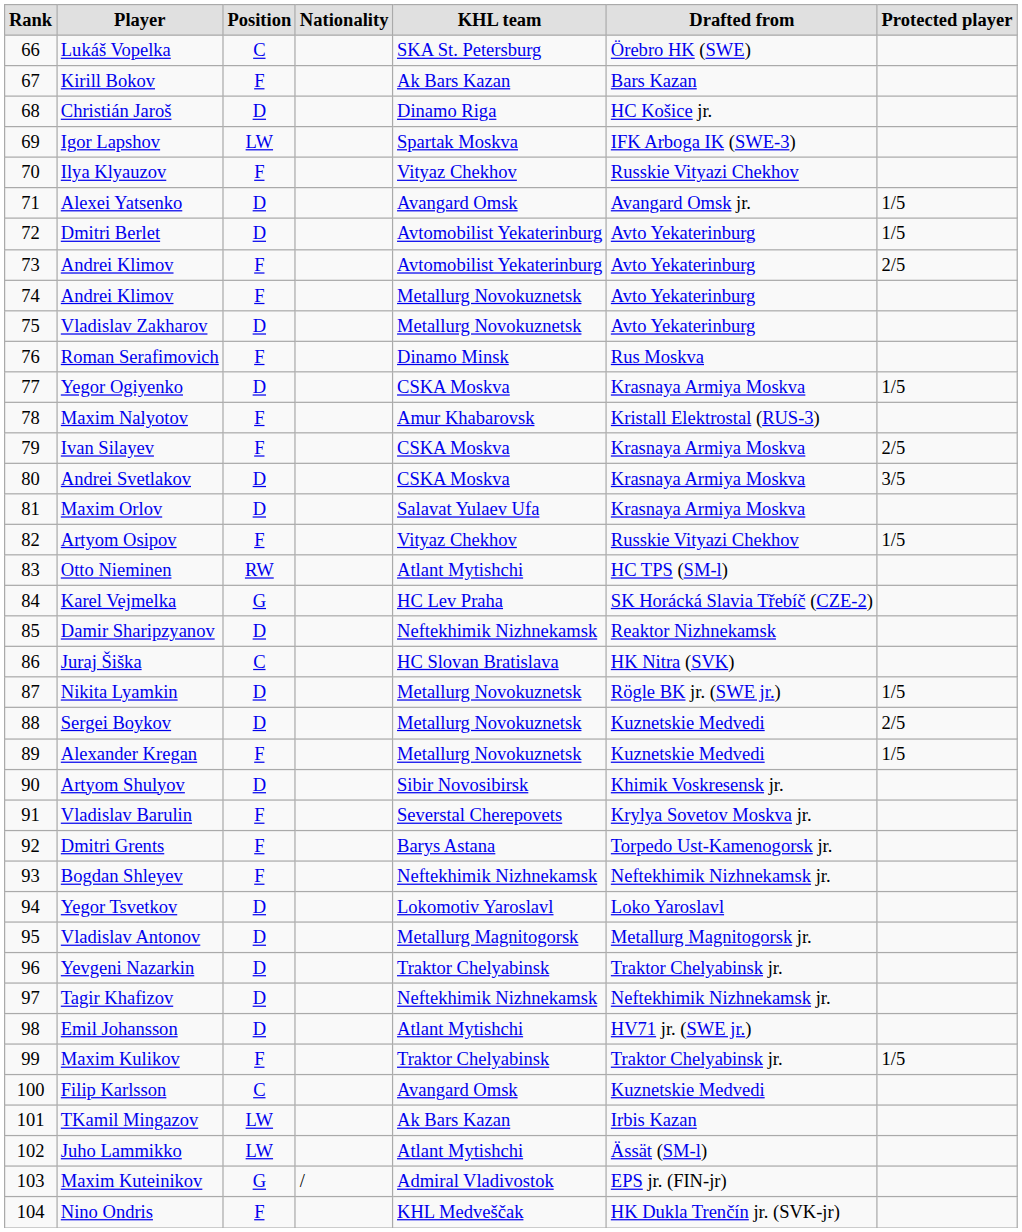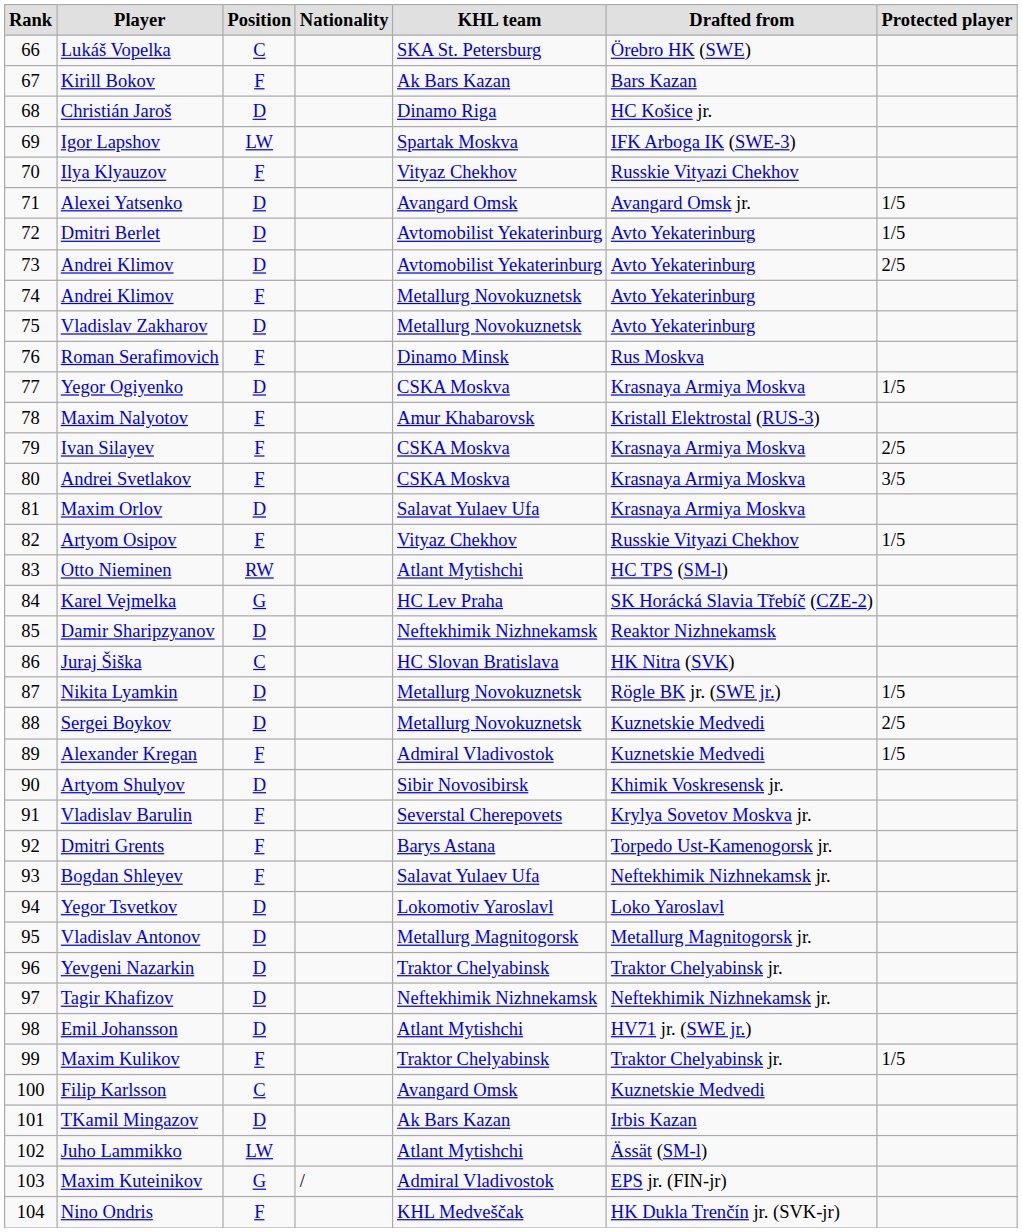(259, 264) F -> (259, 264) D
(259, 478) D -> (259, 478) F
(489, 753) Metallurg Novokuznetsk -> (475, 753) Admiral Vladivostok
(497, 876) Neftekhimik Nizhnekamsk -> (468, 876) Salavat Yulaev Ufa
(259, 1120) LW -> (259, 1120) D
